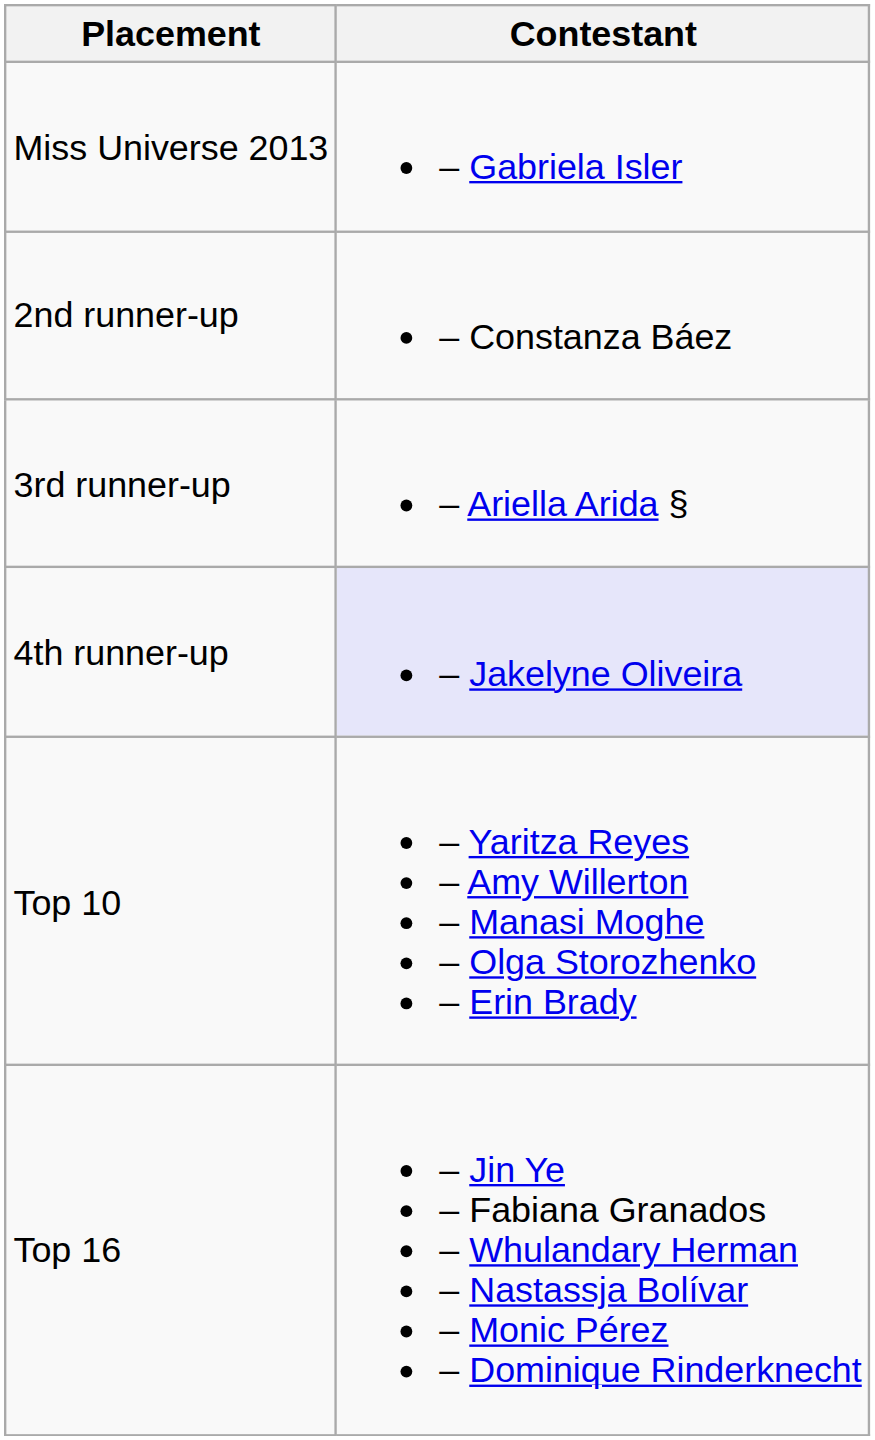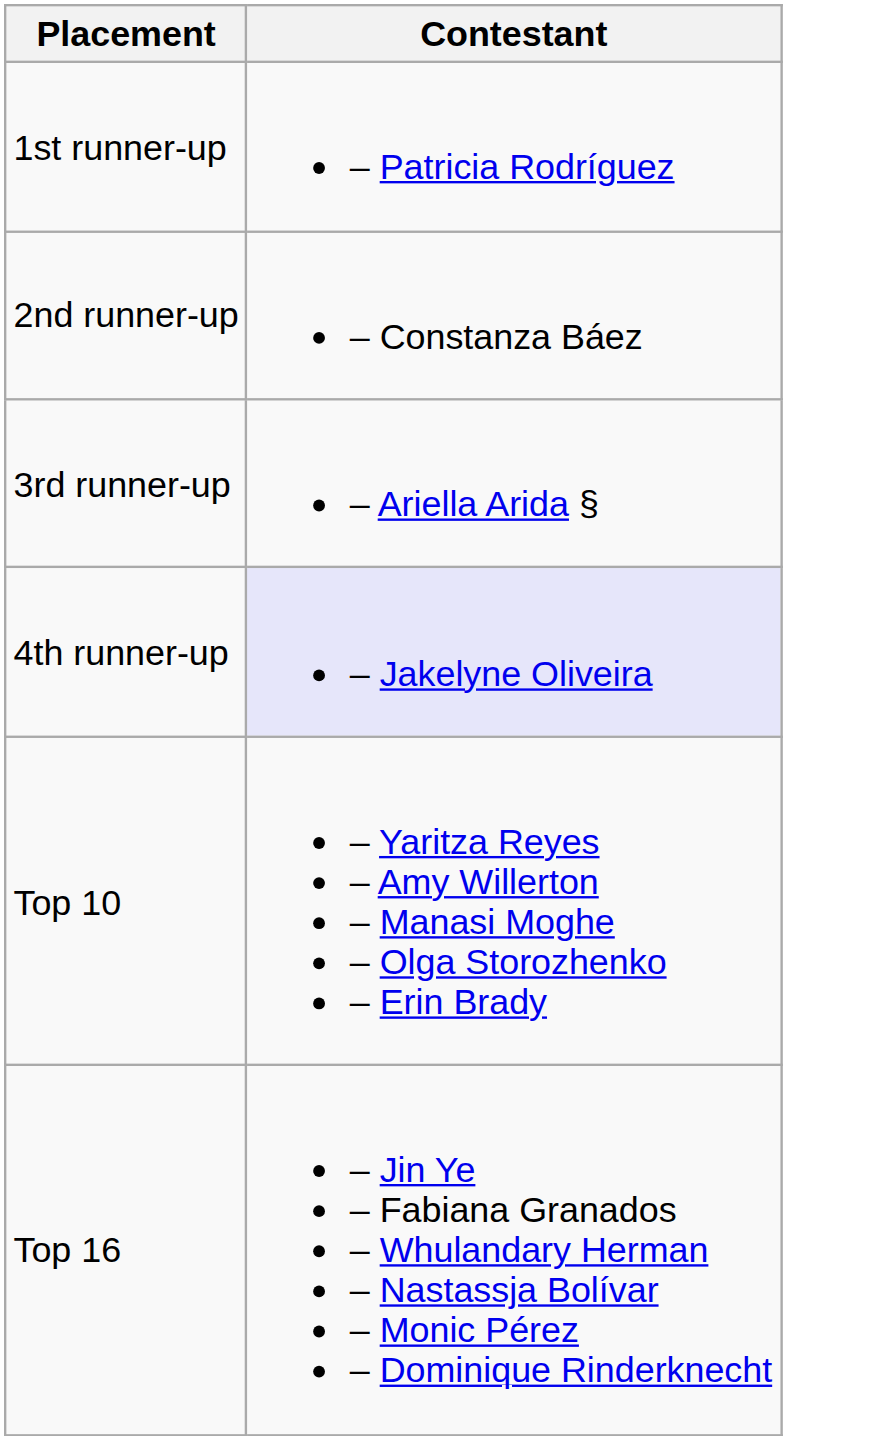- row: (171, 146)
+ row: (120, 146)
